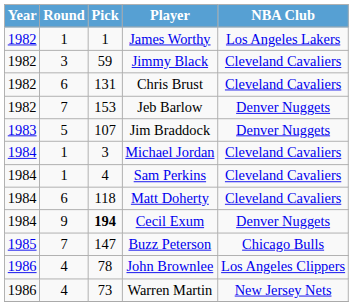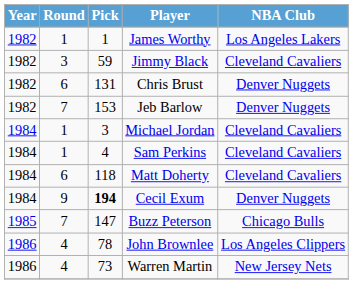(283, 84) Cleveland Cavaliers -> (283, 84) Denver Nuggets
- row: (170, 130)
